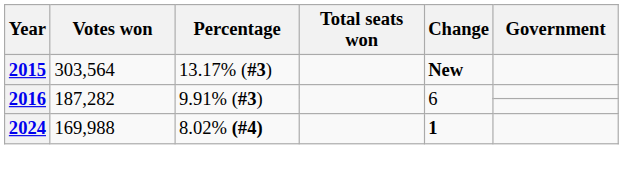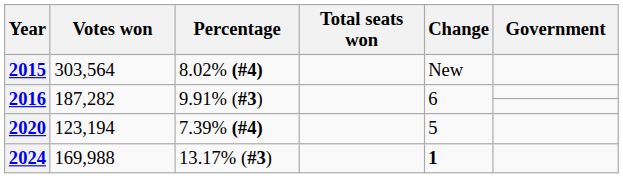(225, 69) 13.17% (#3) -> (221, 69) 8.02% (#4)
(446, 69) bold -> (446, 69) normal
+ row: (27, 128)
(221, 128) 8.02% (#4) -> (225, 157) 13.17% (#3)
